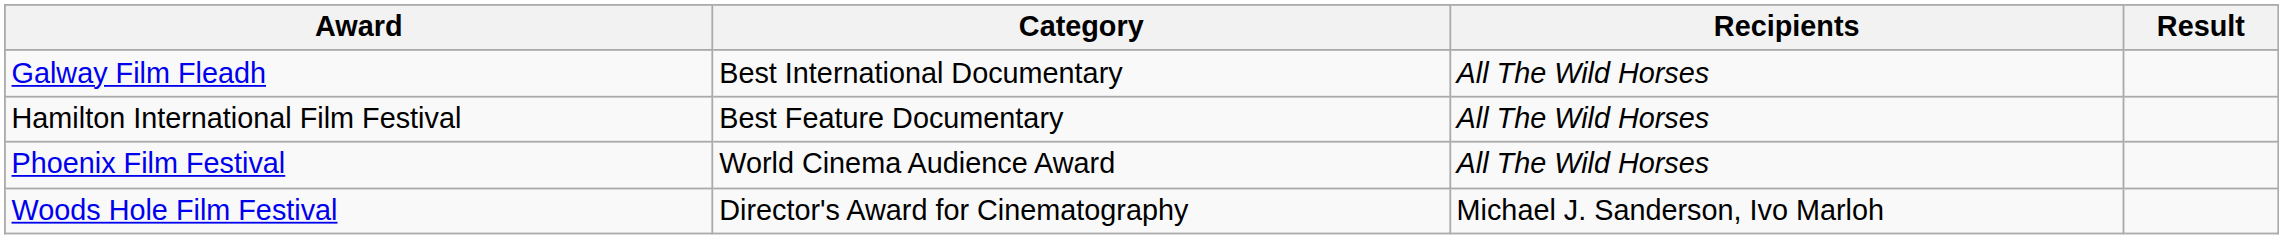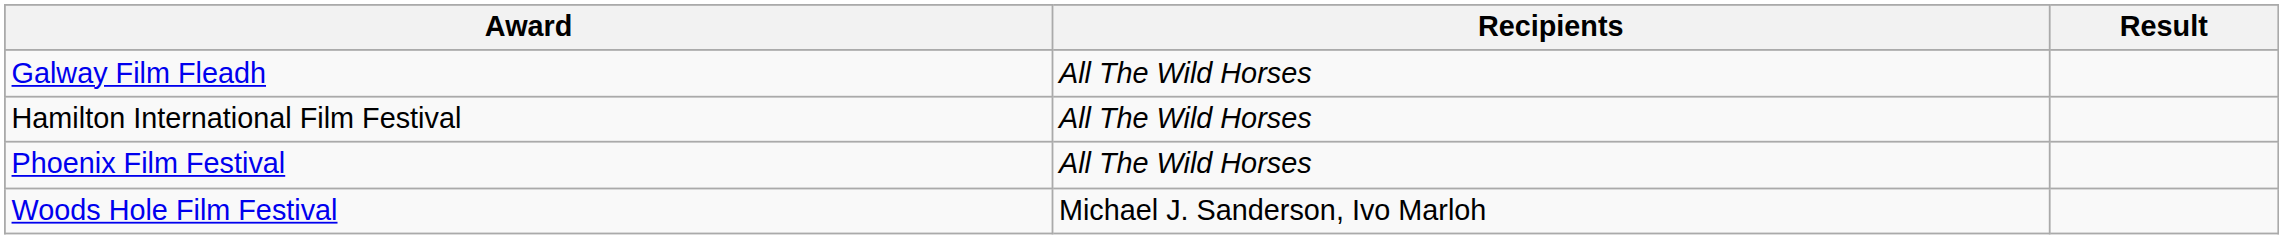- column: (1081, 27)
